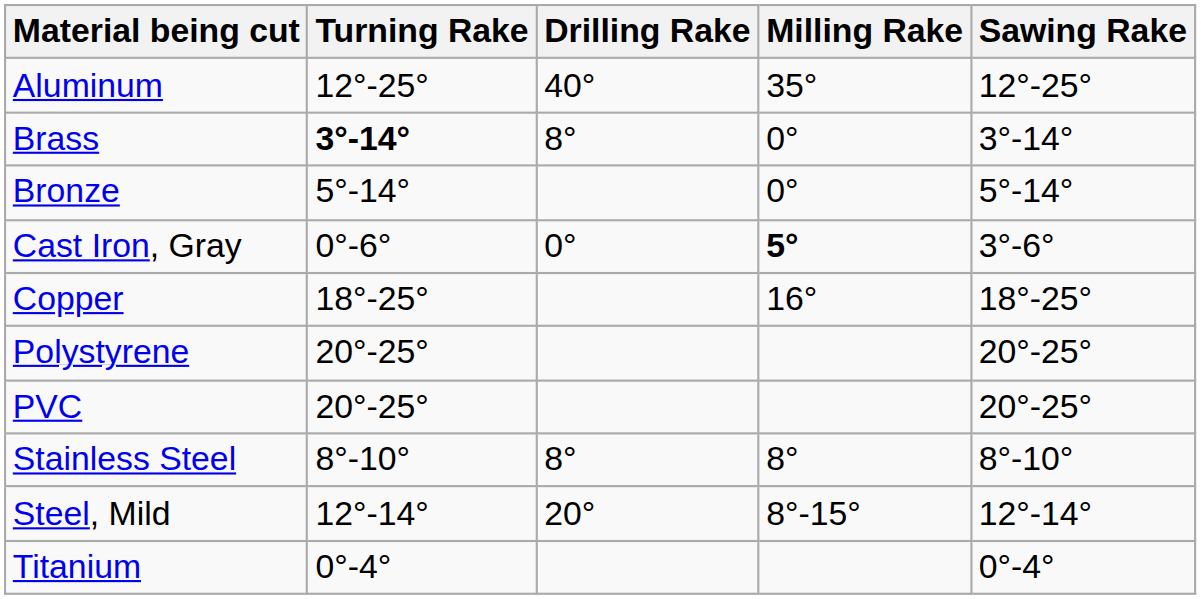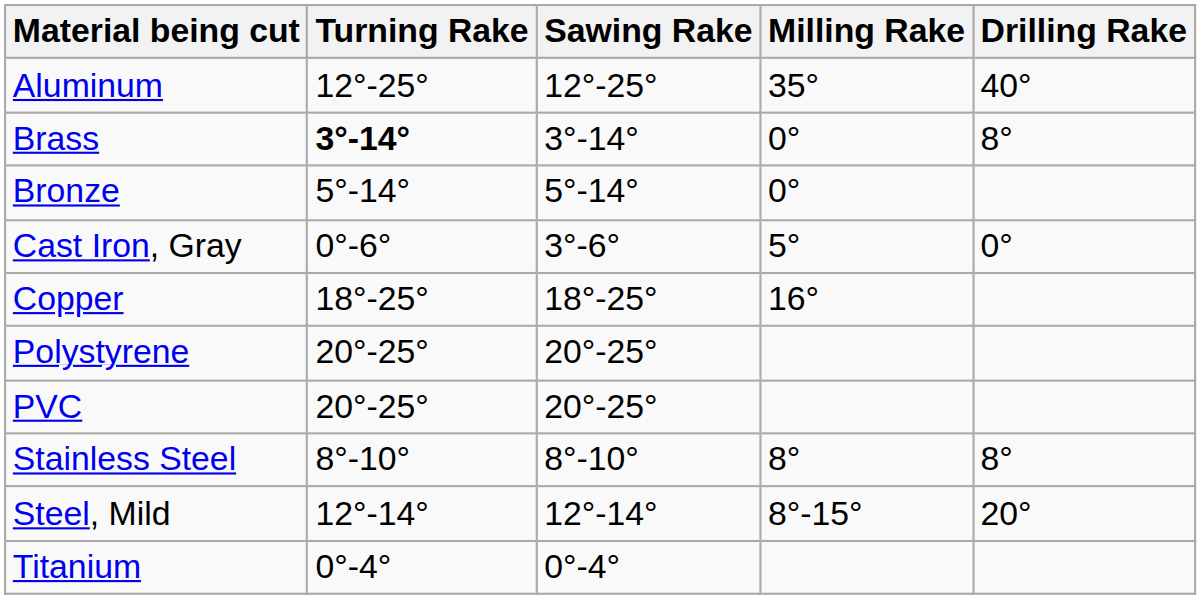columns swapped: (647, 31) <-> (1083, 31)
(782, 245) bold -> (784, 245) normal
